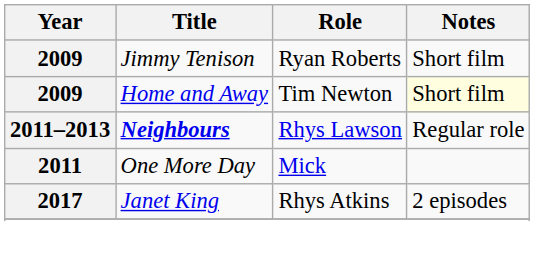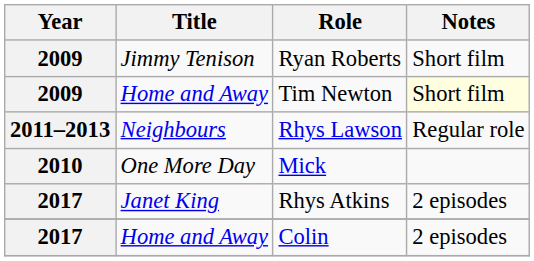(175, 129) bold -> (173, 129) normal
(60, 165) 2011 -> (60, 165) 2010
+ row: (304, 237)
